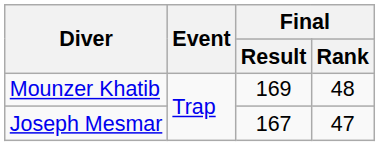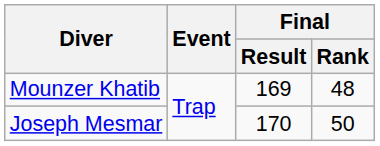(274, 124) 167 -> (274, 124) 170
(343, 124) 47 -> (343, 124) 50
